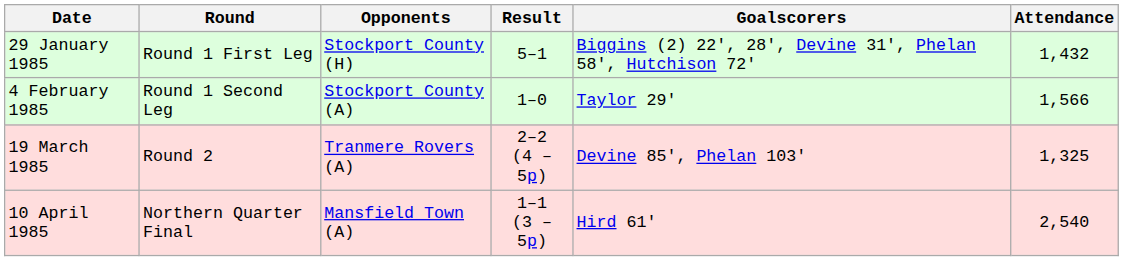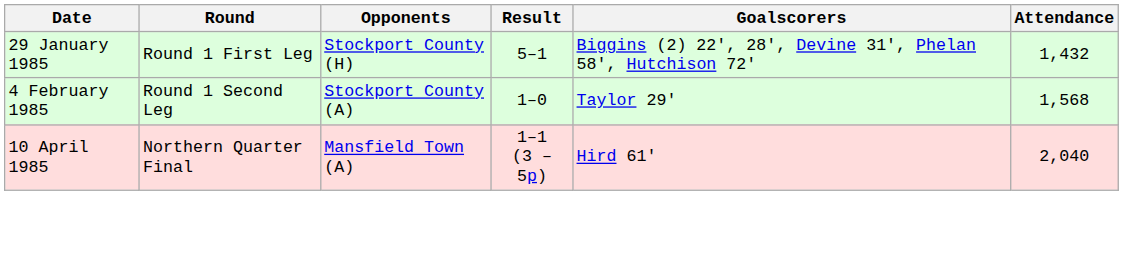(1064, 101) 1,566 -> (1064, 101) 1,568
- row: (49, 157)
(1064, 223) 2,540 -> (1064, 157) 2,040
